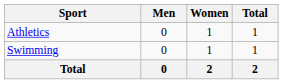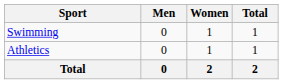rows swapped: (28, 32) <-> (33, 50)
